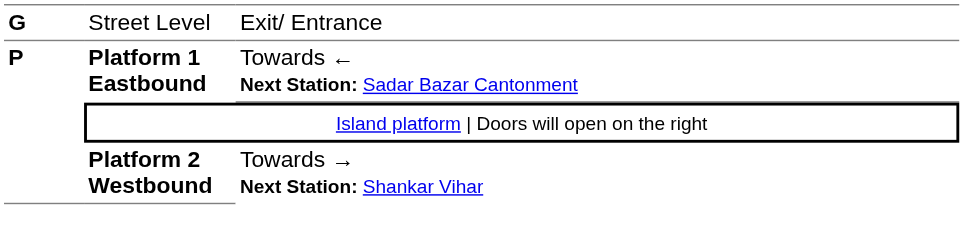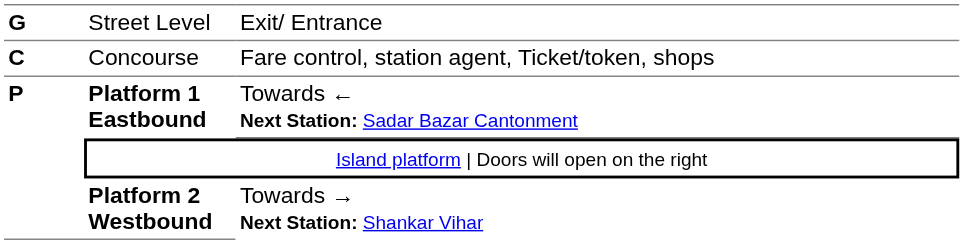+ row: (144, 58)
